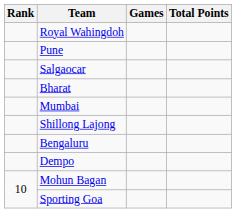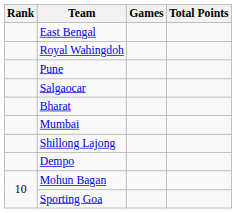+ row: (68, 32)
- row: (64, 143)
